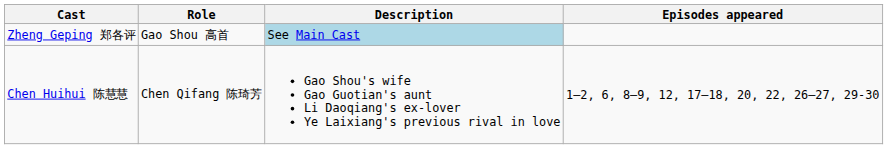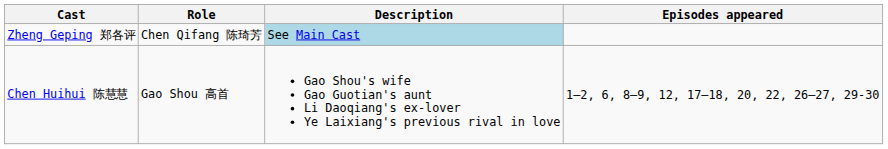(185, 34) Gao Shou 高首 -> (201, 34) Chen Qifang 陈琦芳
(201, 94) Chen Qifang 陈琦芳 -> (185, 94) Gao Shou 高首
